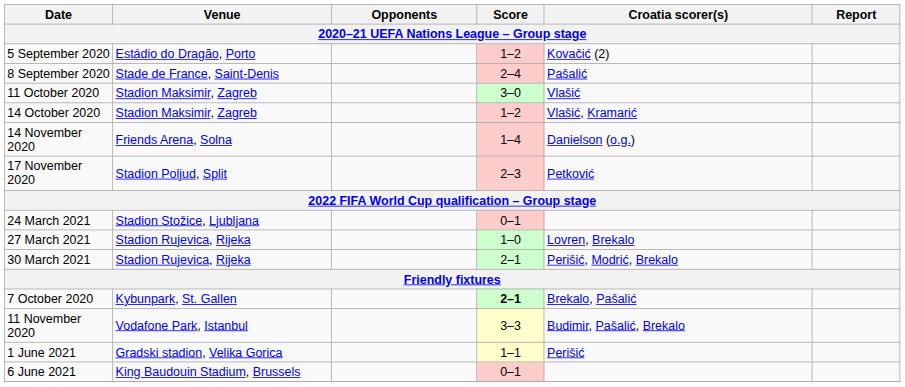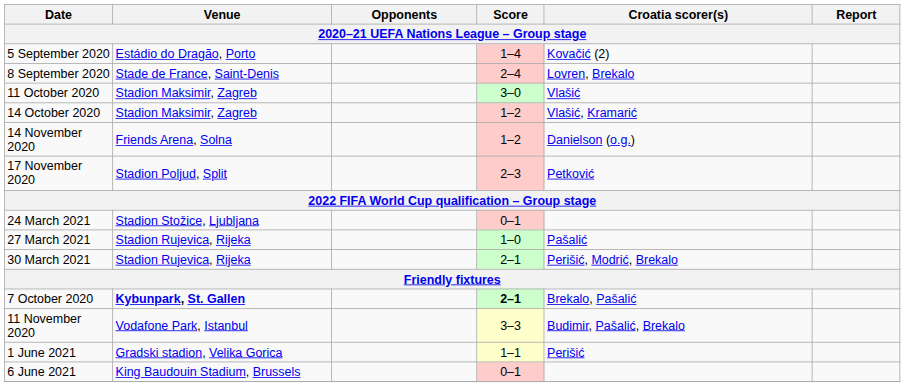(511, 54) 1–2 -> (511, 54) 1–4
(567, 74) Pašalić -> (591, 74) Lovren, Brekalo
(511, 140) 1–4 -> (511, 140) 1–2
(591, 240) Lovren, Brekalo -> (567, 240) Pašalić
(176, 299) normal -> (180, 299) bold
